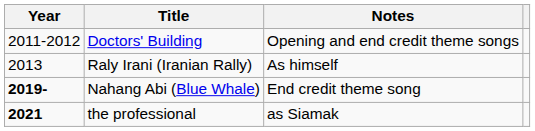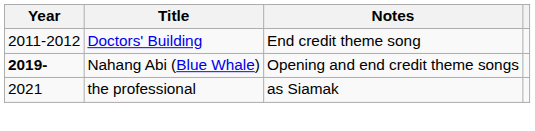(393, 41) Opening and end credit theme songs -> (344, 41) End credit theme song
- row: (170, 65)
(344, 89) End credit theme song -> (393, 65) Opening and end credit theme songs
(25, 114) bold -> (25, 89) normal
